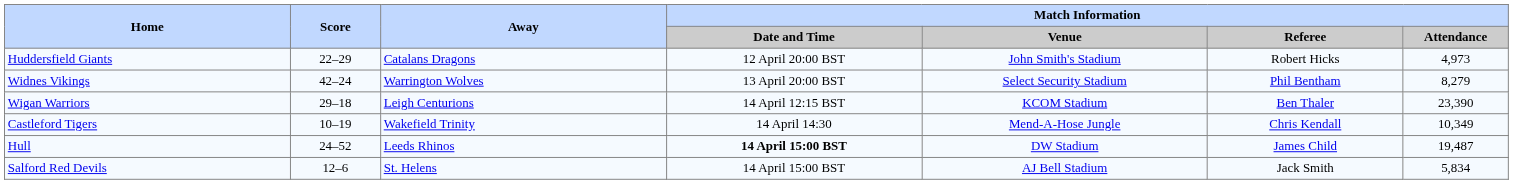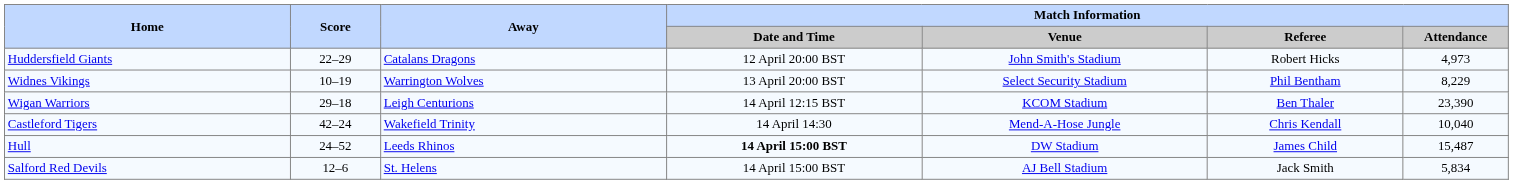(335, 80) 42–24 -> (335, 80) 10–19
(1456, 80) 8,279 -> (1456, 80) 8,229
(335, 124) 10–19 -> (335, 124) 42–24
(1456, 124) 10,349 -> (1456, 124) 10,040
(1456, 146) 19,487 -> (1456, 146) 15,487
